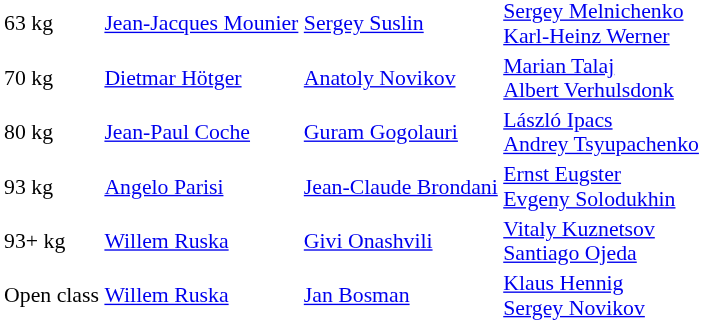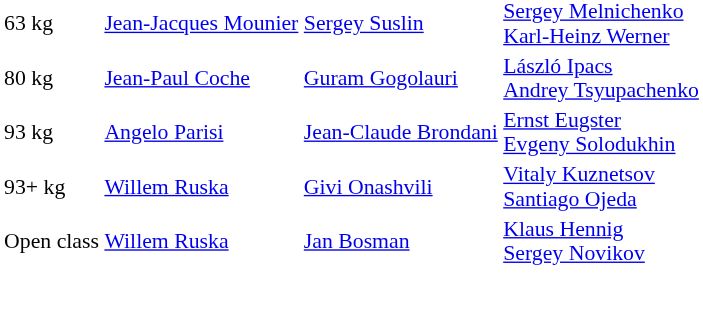- row: (29, 77)
